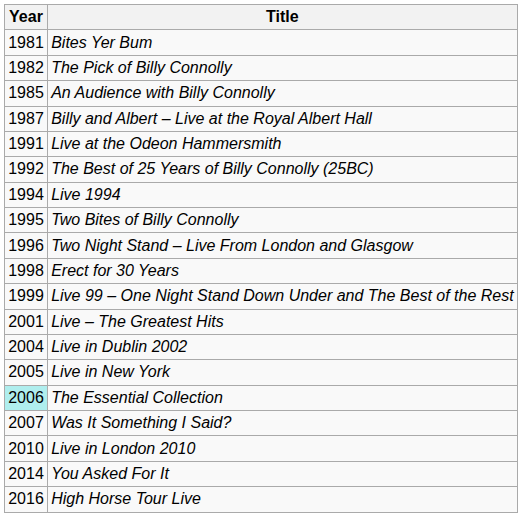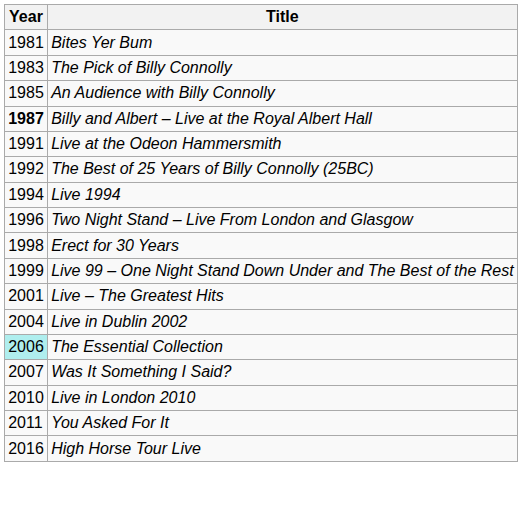(26, 67) 1982 -> (26, 67) 1983
(26, 118) normal -> (26, 118) bold
- row: (145, 220)
- row: (111, 372)
(26, 473) 2014 -> (25, 423) 2011
